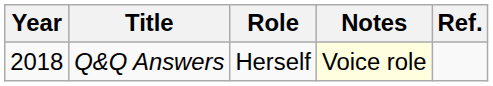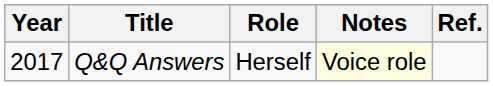(37, 61) 2018 -> (37, 61) 2017
